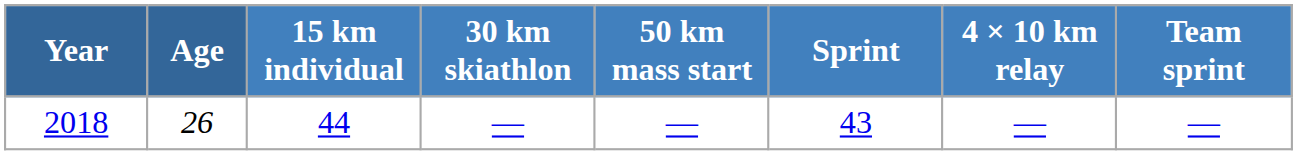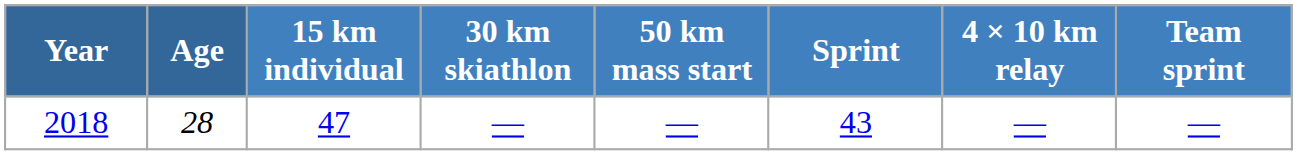(197, 122) 26 -> (197, 122) 28
(334, 122) 44 -> (334, 122) 47
